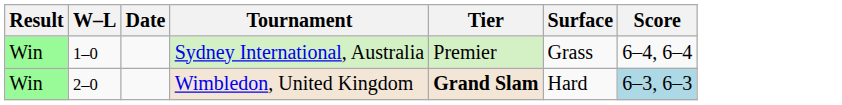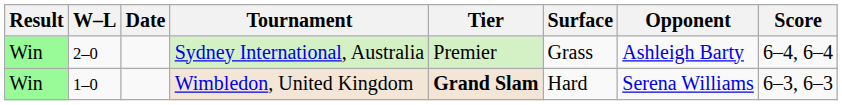+ column: (688, 20)
(85, 53) 1–0 -> (85, 53) 2–0
(85, 85) 2–0 -> (85, 85) 1–0
(657, 83) lightblue background -> (798, 83) no background
